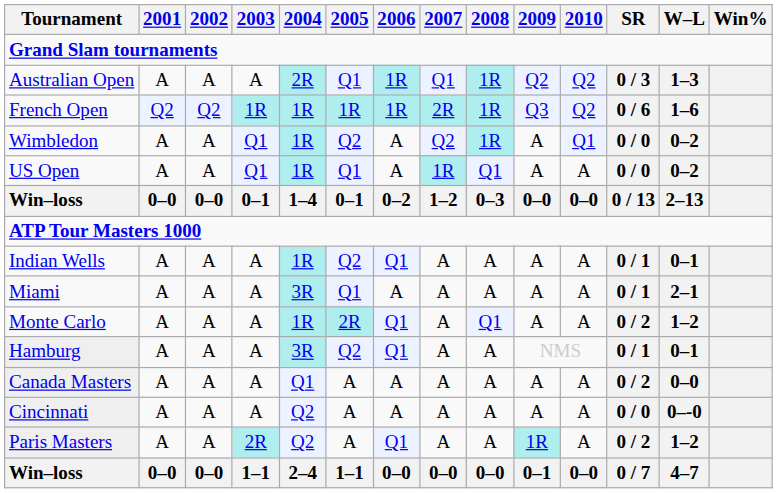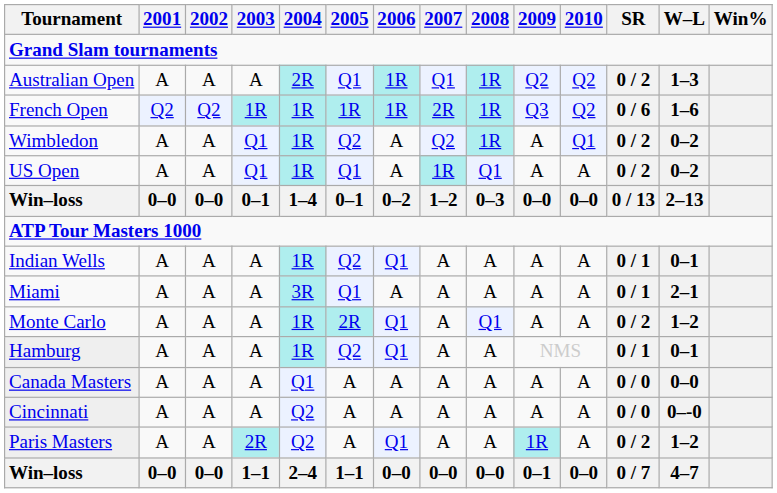(633, 79) 0 / 3 -> (633, 79) 0 / 2
(633, 140) 0 / 0 -> (633, 140) 0 / 2
(633, 170) 0 / 0 -> (633, 170) 0 / 2
(303, 351) 3R -> (303, 351) 1R
(633, 381) 0 / 2 -> (633, 381) 0 / 0
